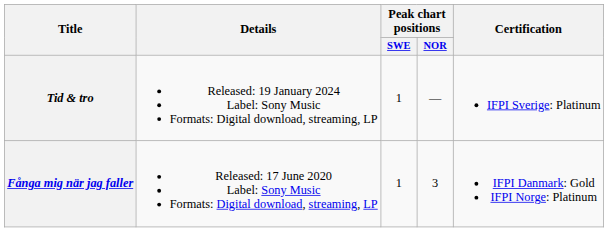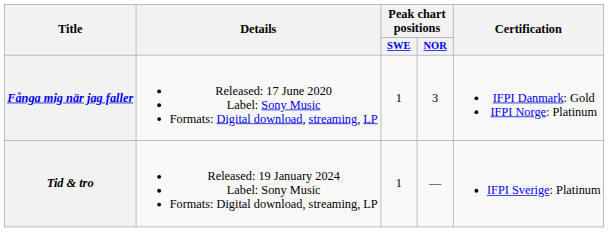rows swapped: (70, 183) <-> (70, 98)
